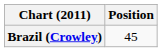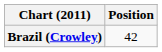(131, 36) 45 -> (131, 36) 42
